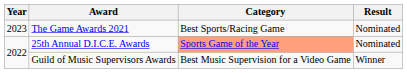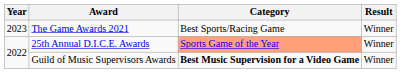(378, 28) Nominated -> (379, 28) Winner
(378, 44) Nominated -> (379, 44) Winner
(265, 60) normal -> (270, 60) bold
